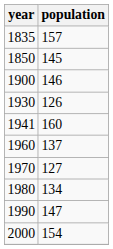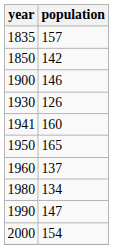(52, 59) 145 -> (52, 59) 142
+ row: (21, 146)
- row: (21, 168)
